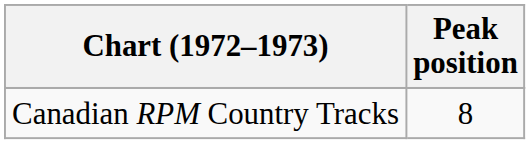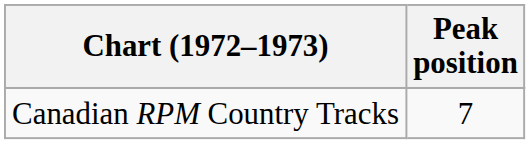(465, 112) 8 -> (465, 112) 7
